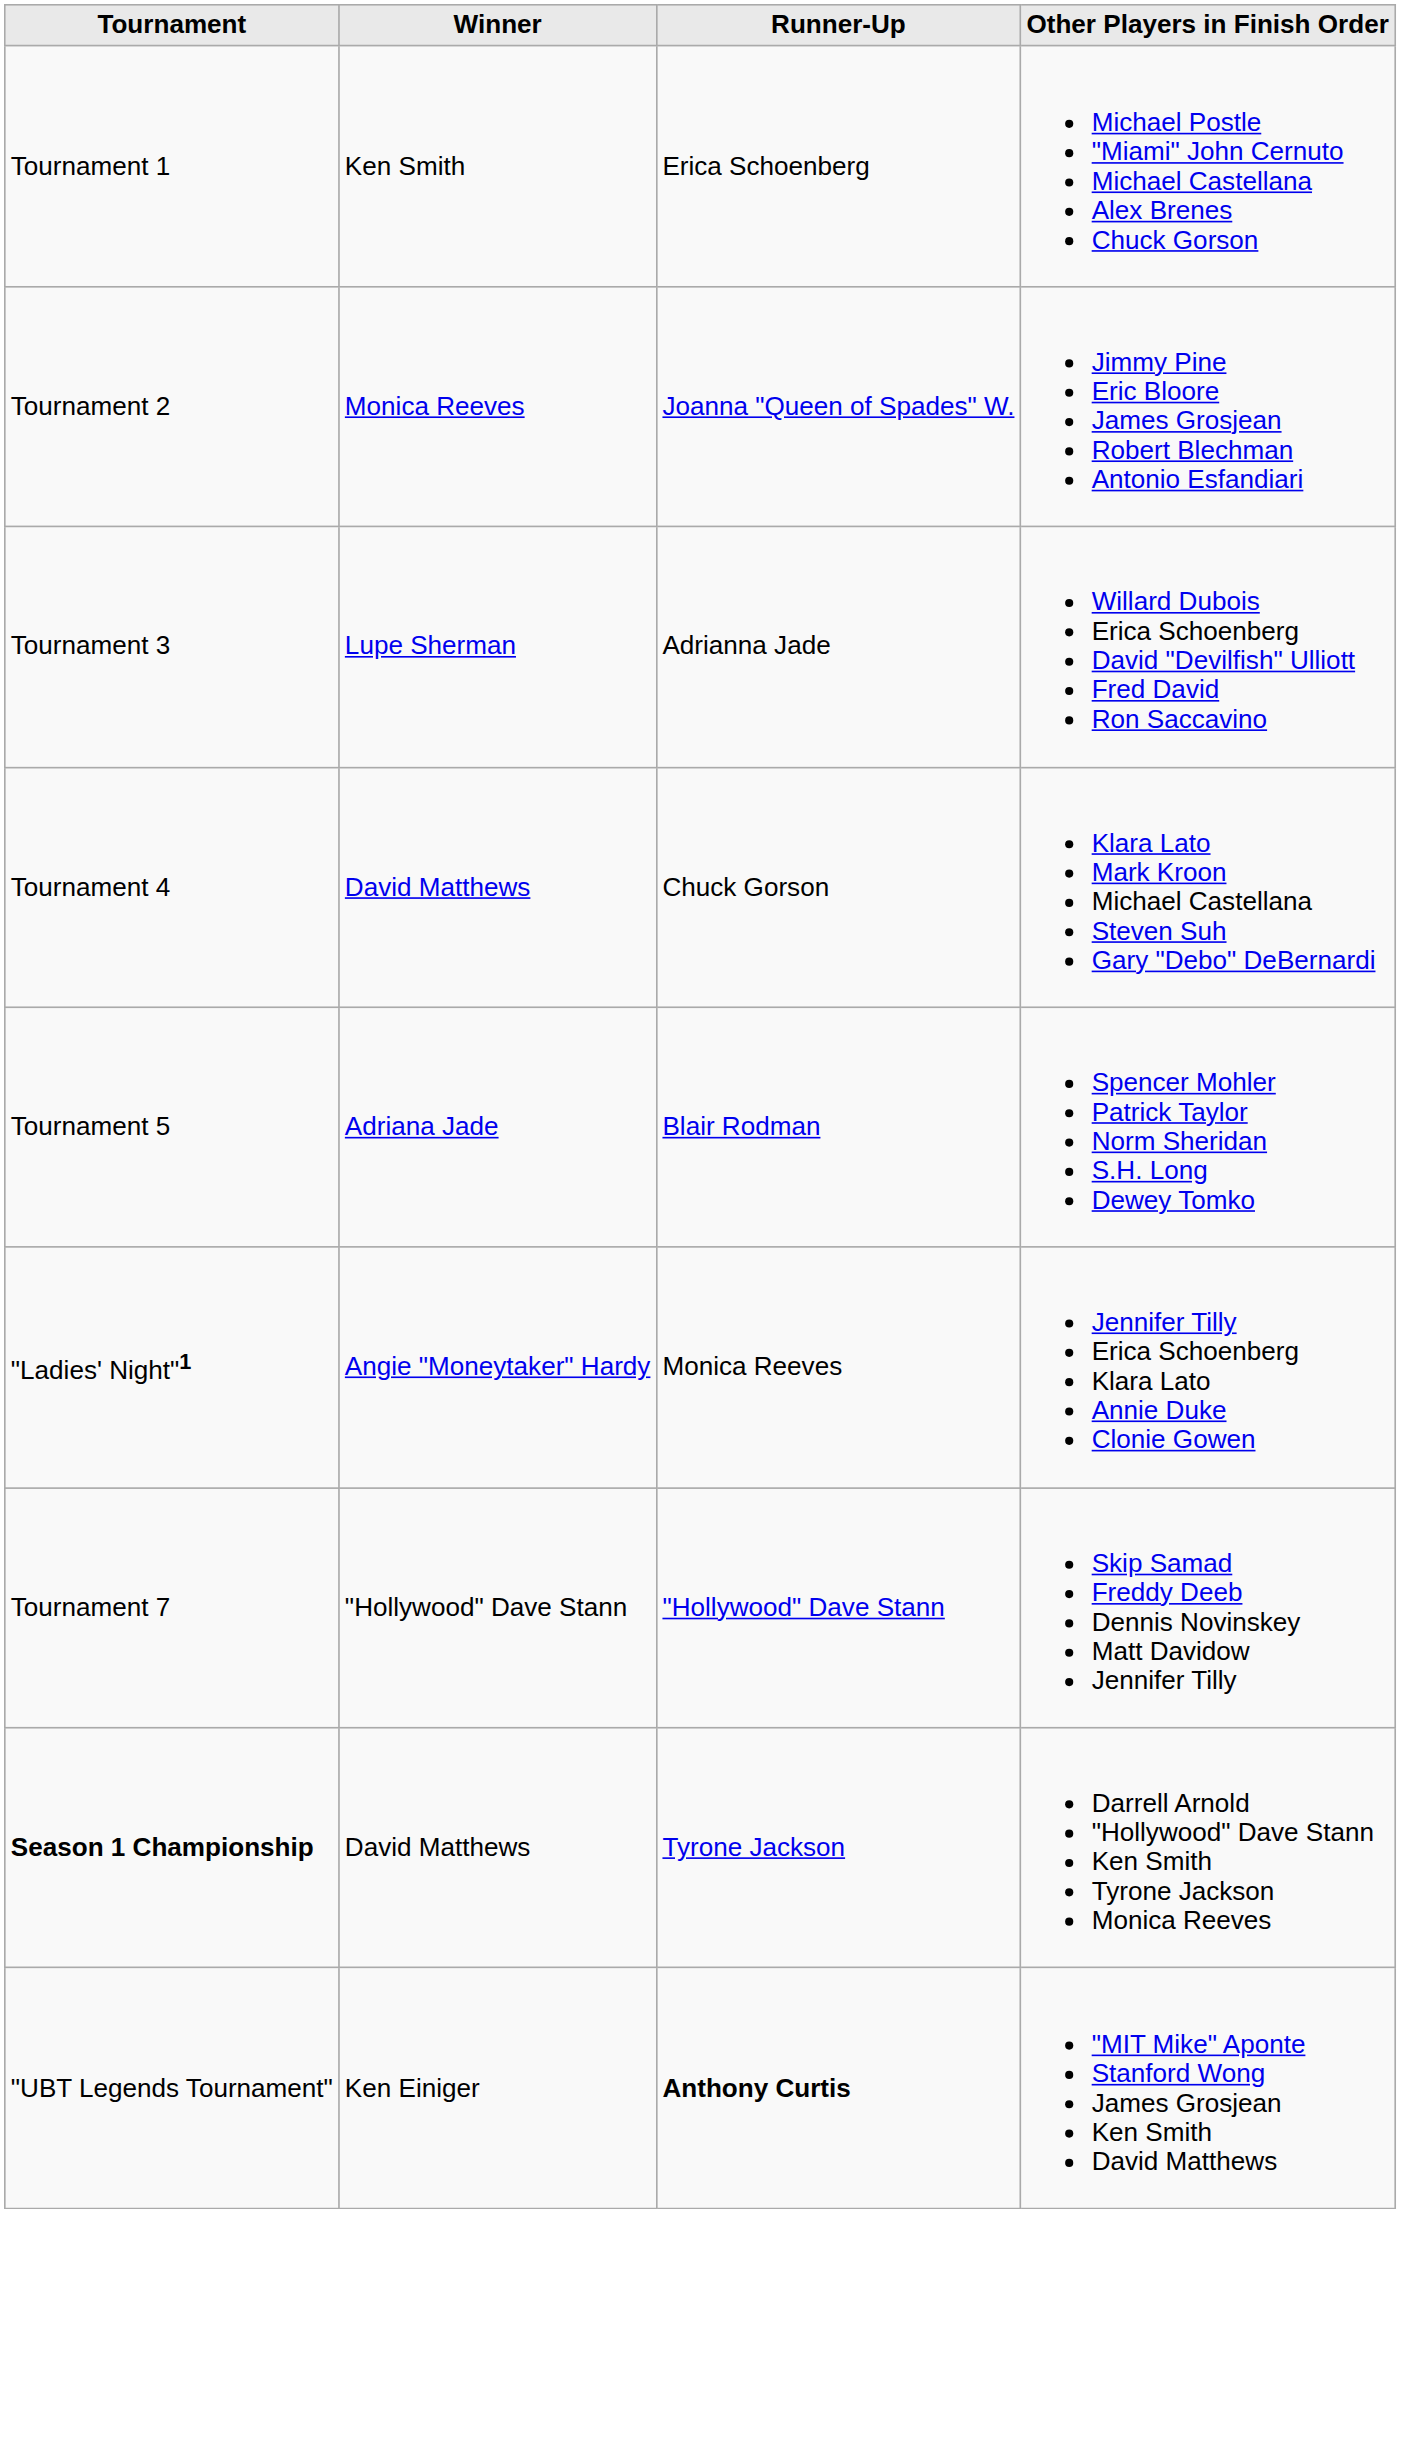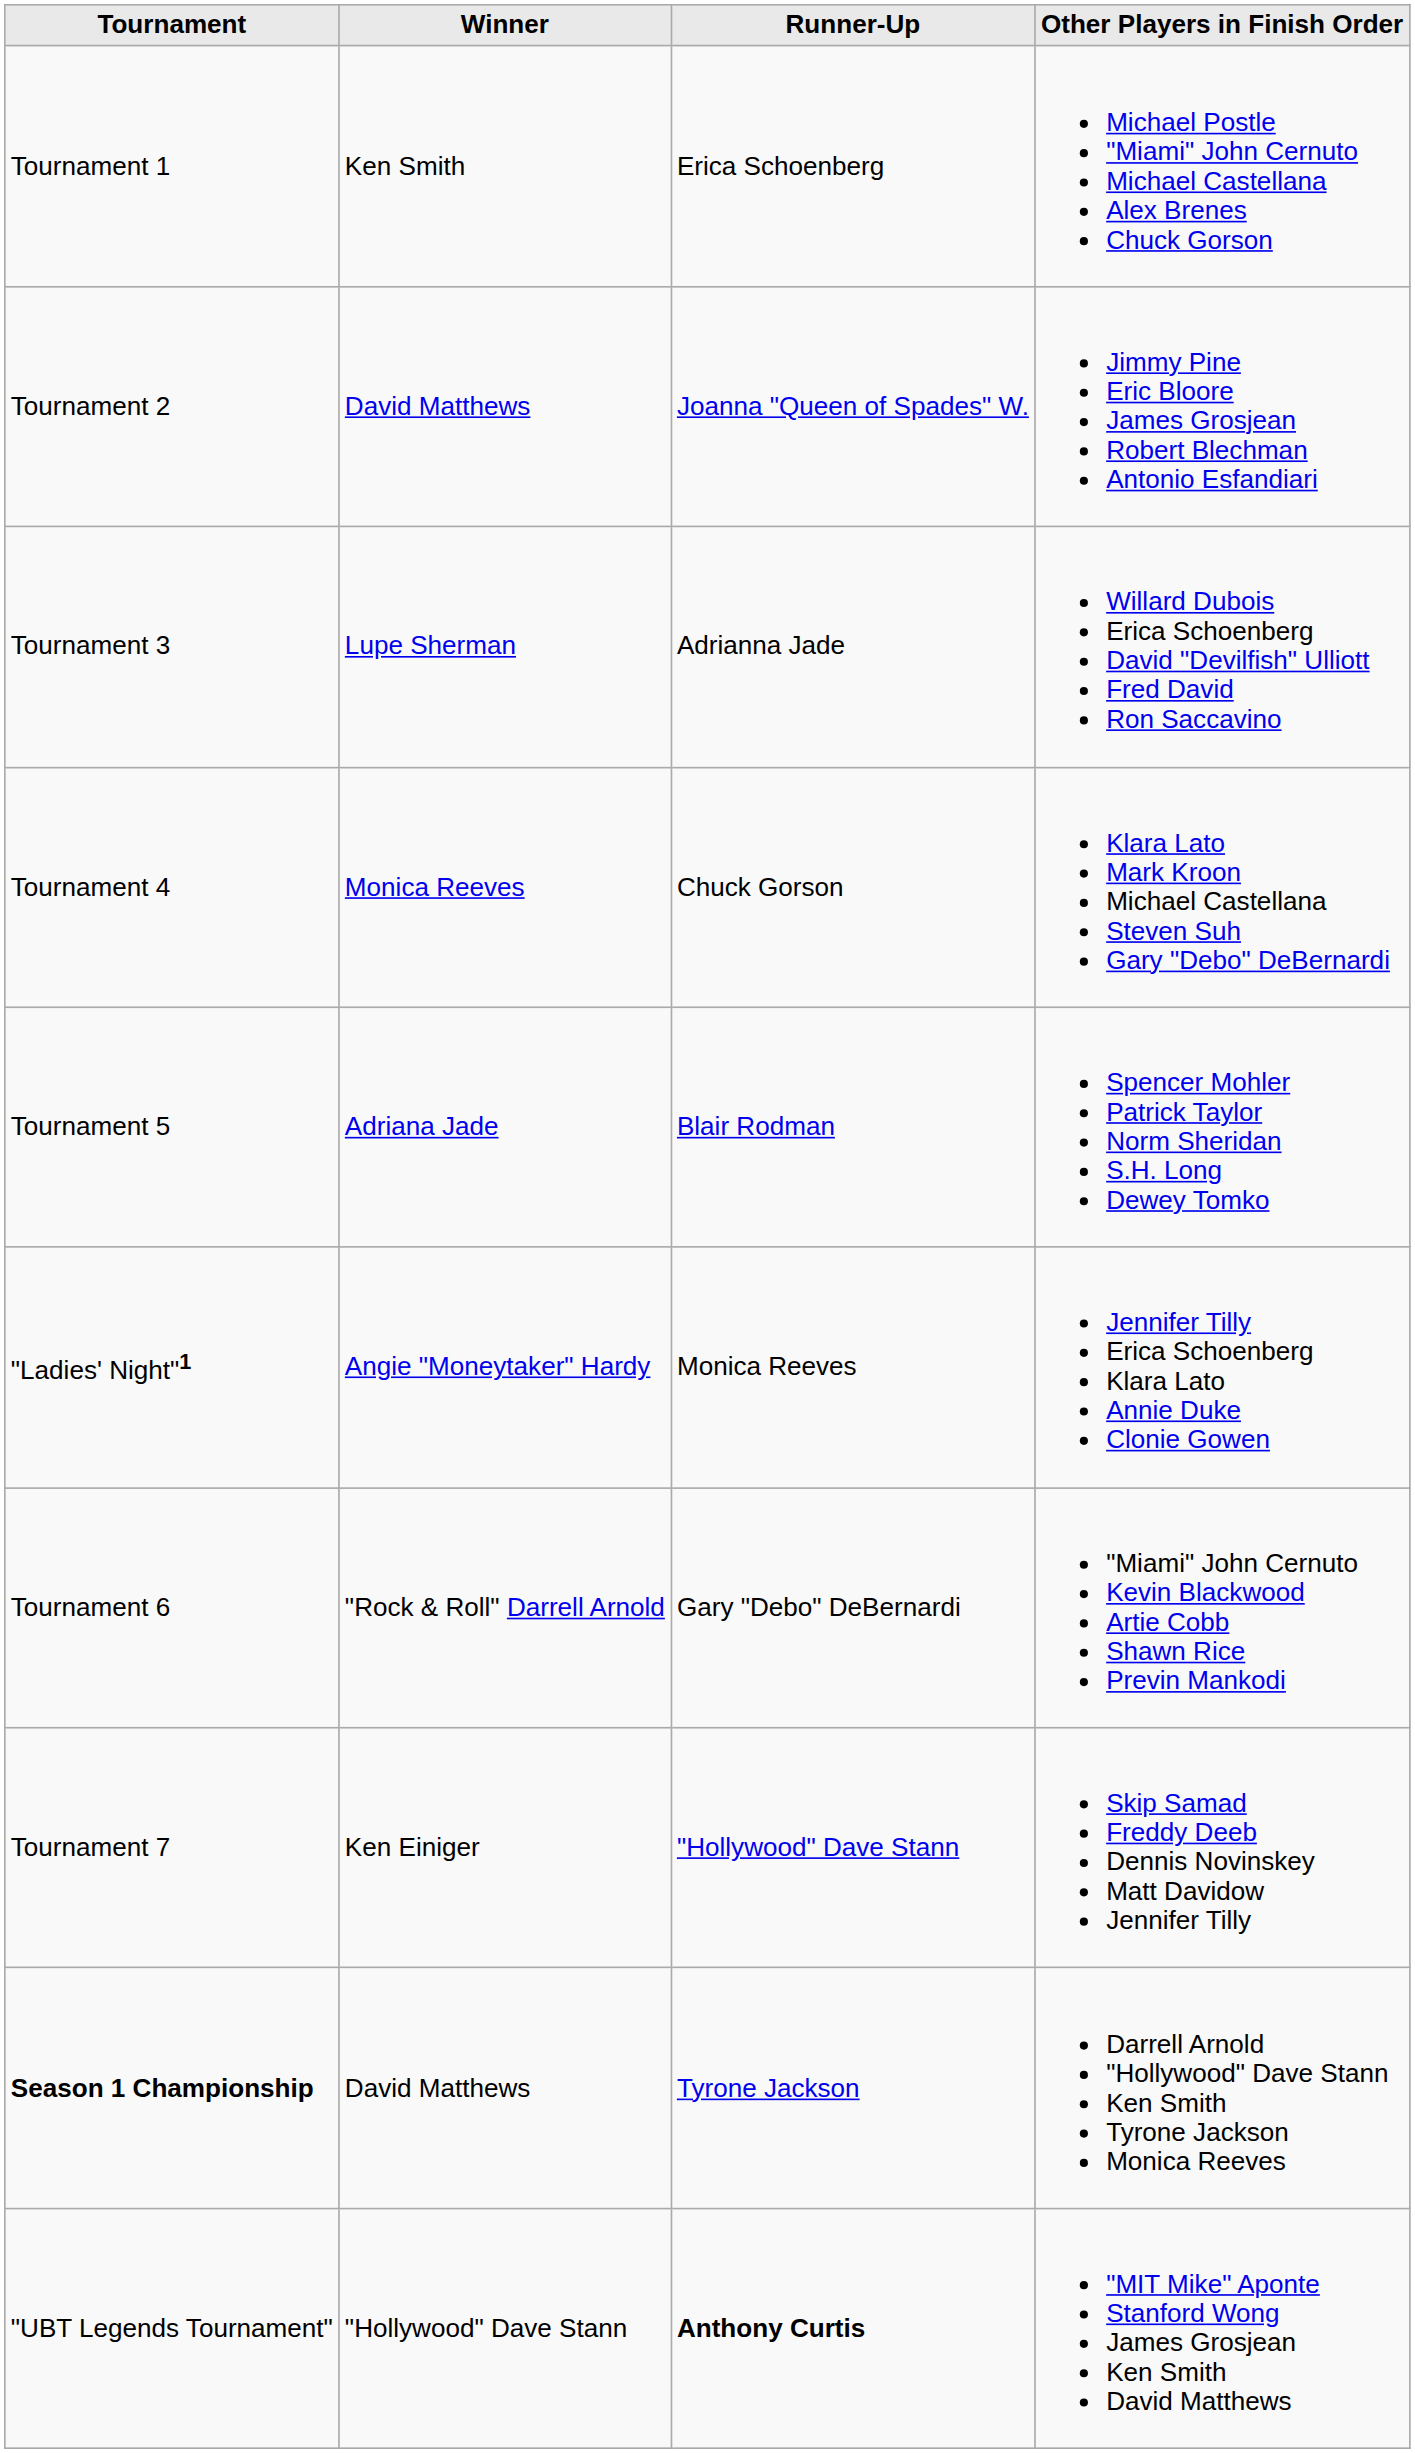(435, 406) Monica Reeves -> (438, 406) David Matthews
(438, 886) David Matthews -> (435, 886) Monica Reeves
+ row: (91, 1607)
(486, 1607) "Hollywood" Dave Stann -> (412, 1847) Ken Einiger
(412, 2087) Ken Einiger -> (486, 2327) "Hollywood" Dave Stann
